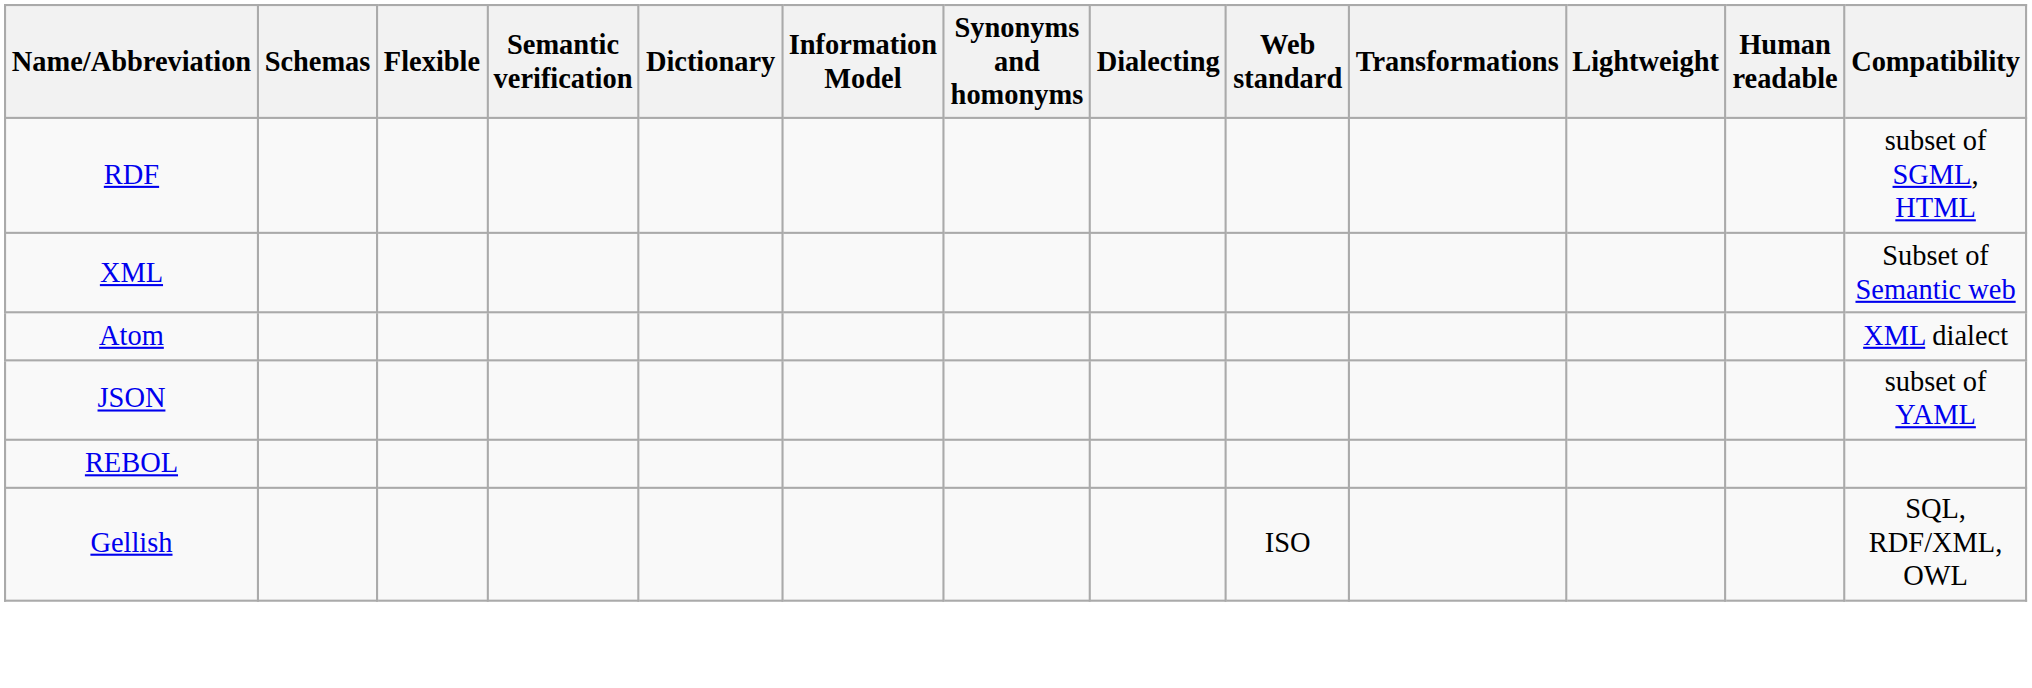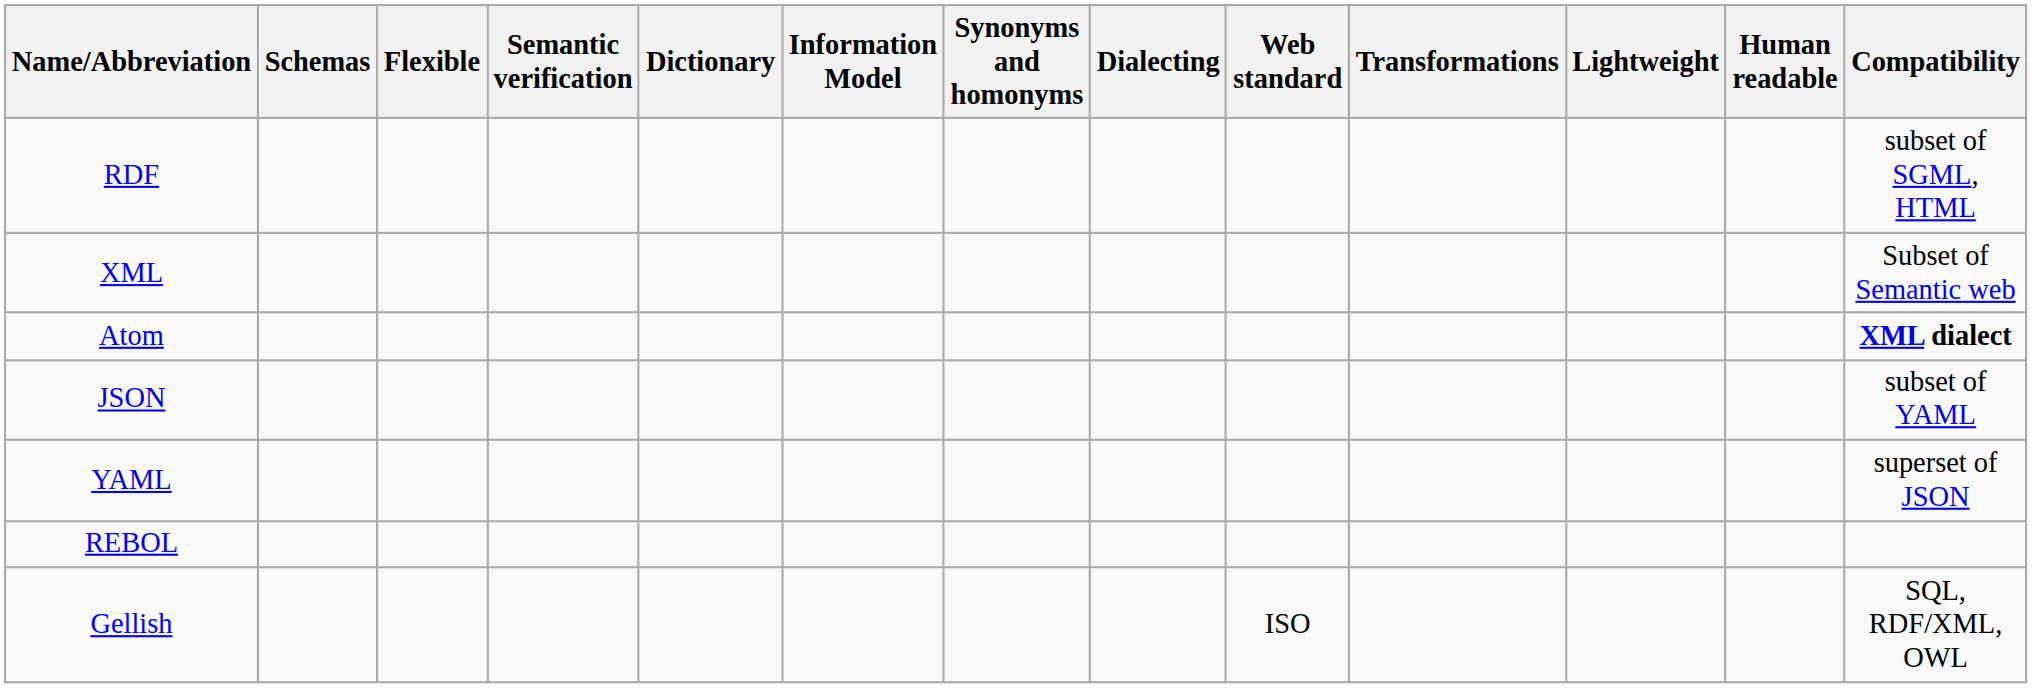(1936, 335) normal -> (1936, 335) bold
+ row: (131, 479)
